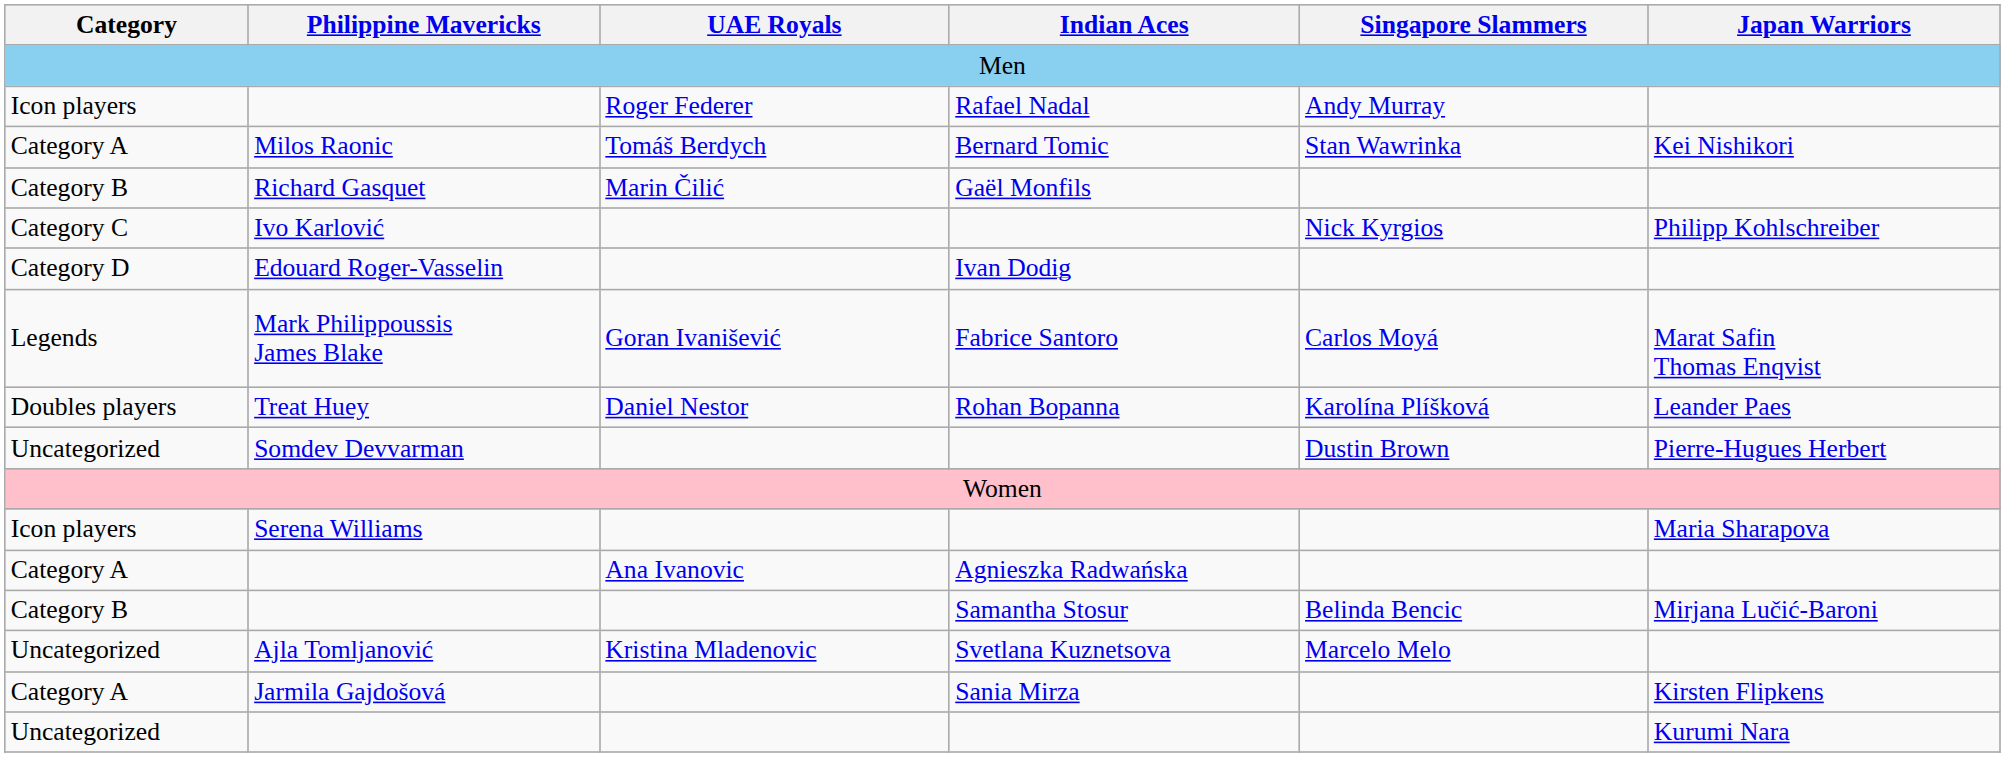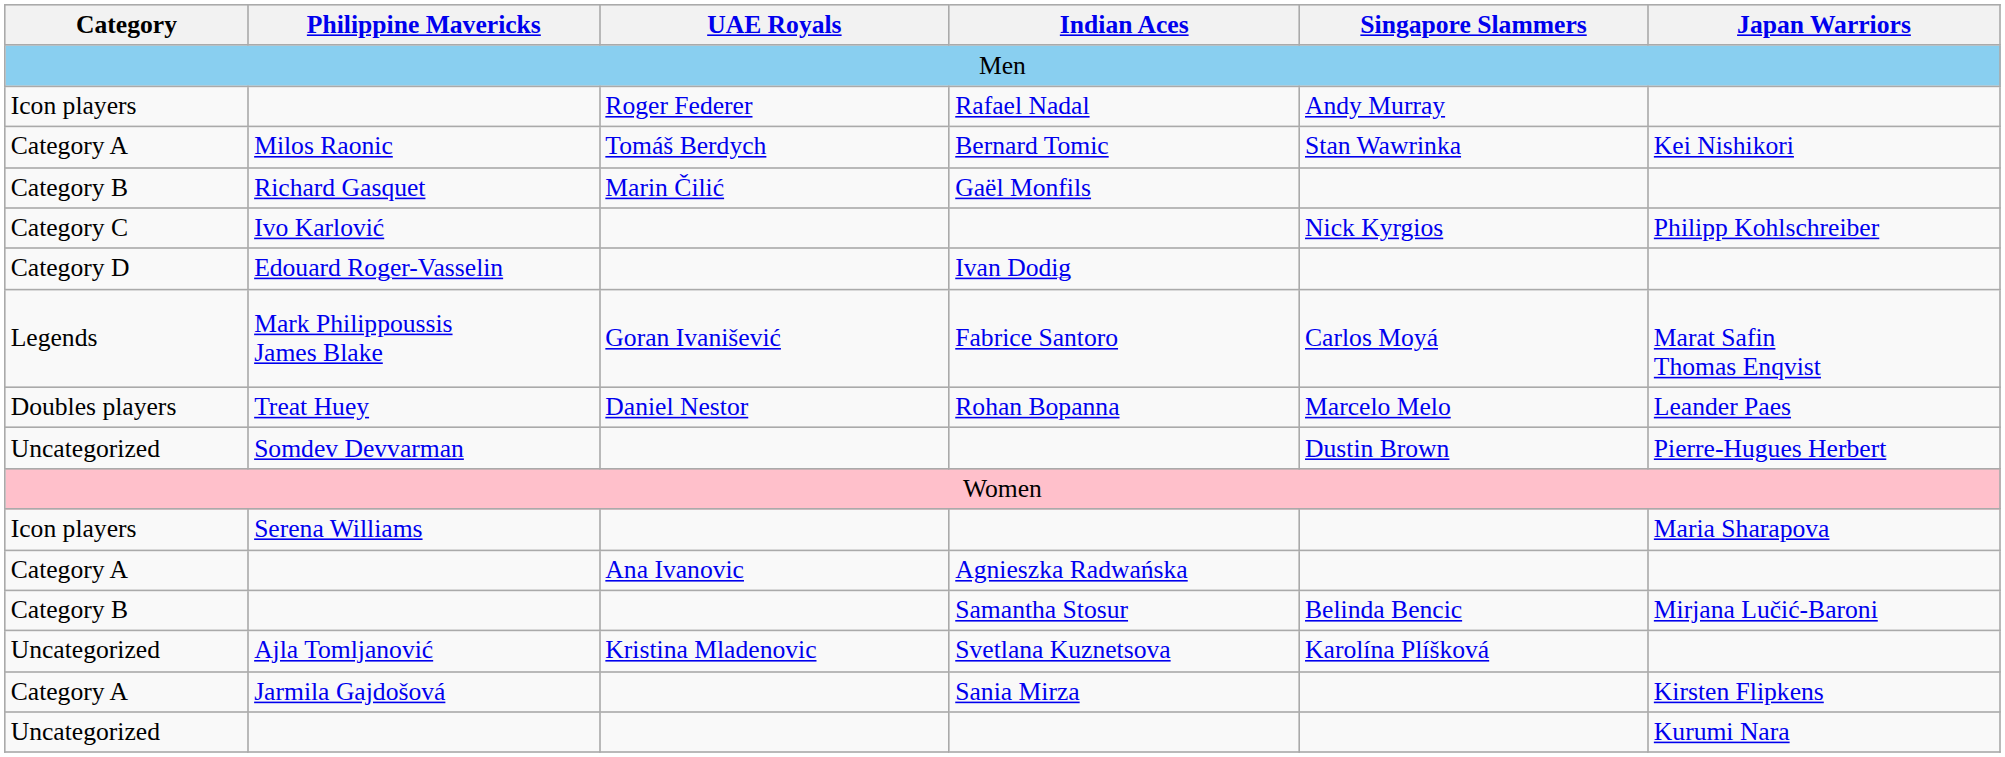(1397, 407) Karolína Plíšková -> (1378, 407) Marcelo Melo
(1378, 650) Marcelo Melo -> (1397, 650) Karolína Plíšková
